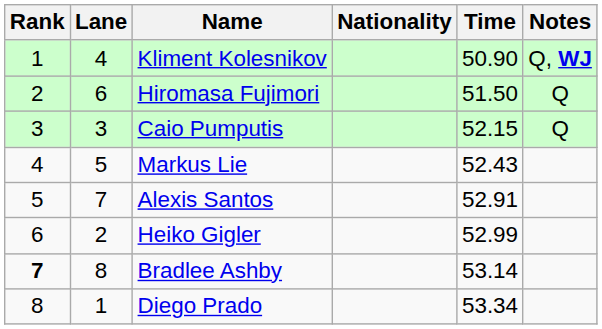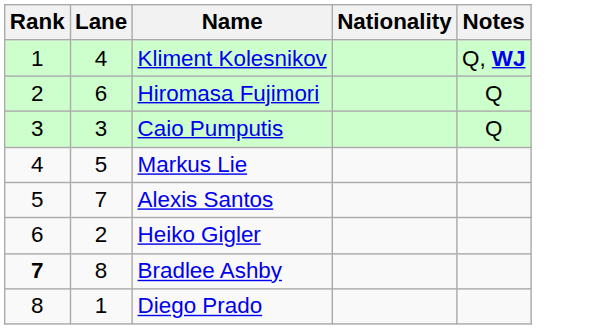- column: (490, 22)
